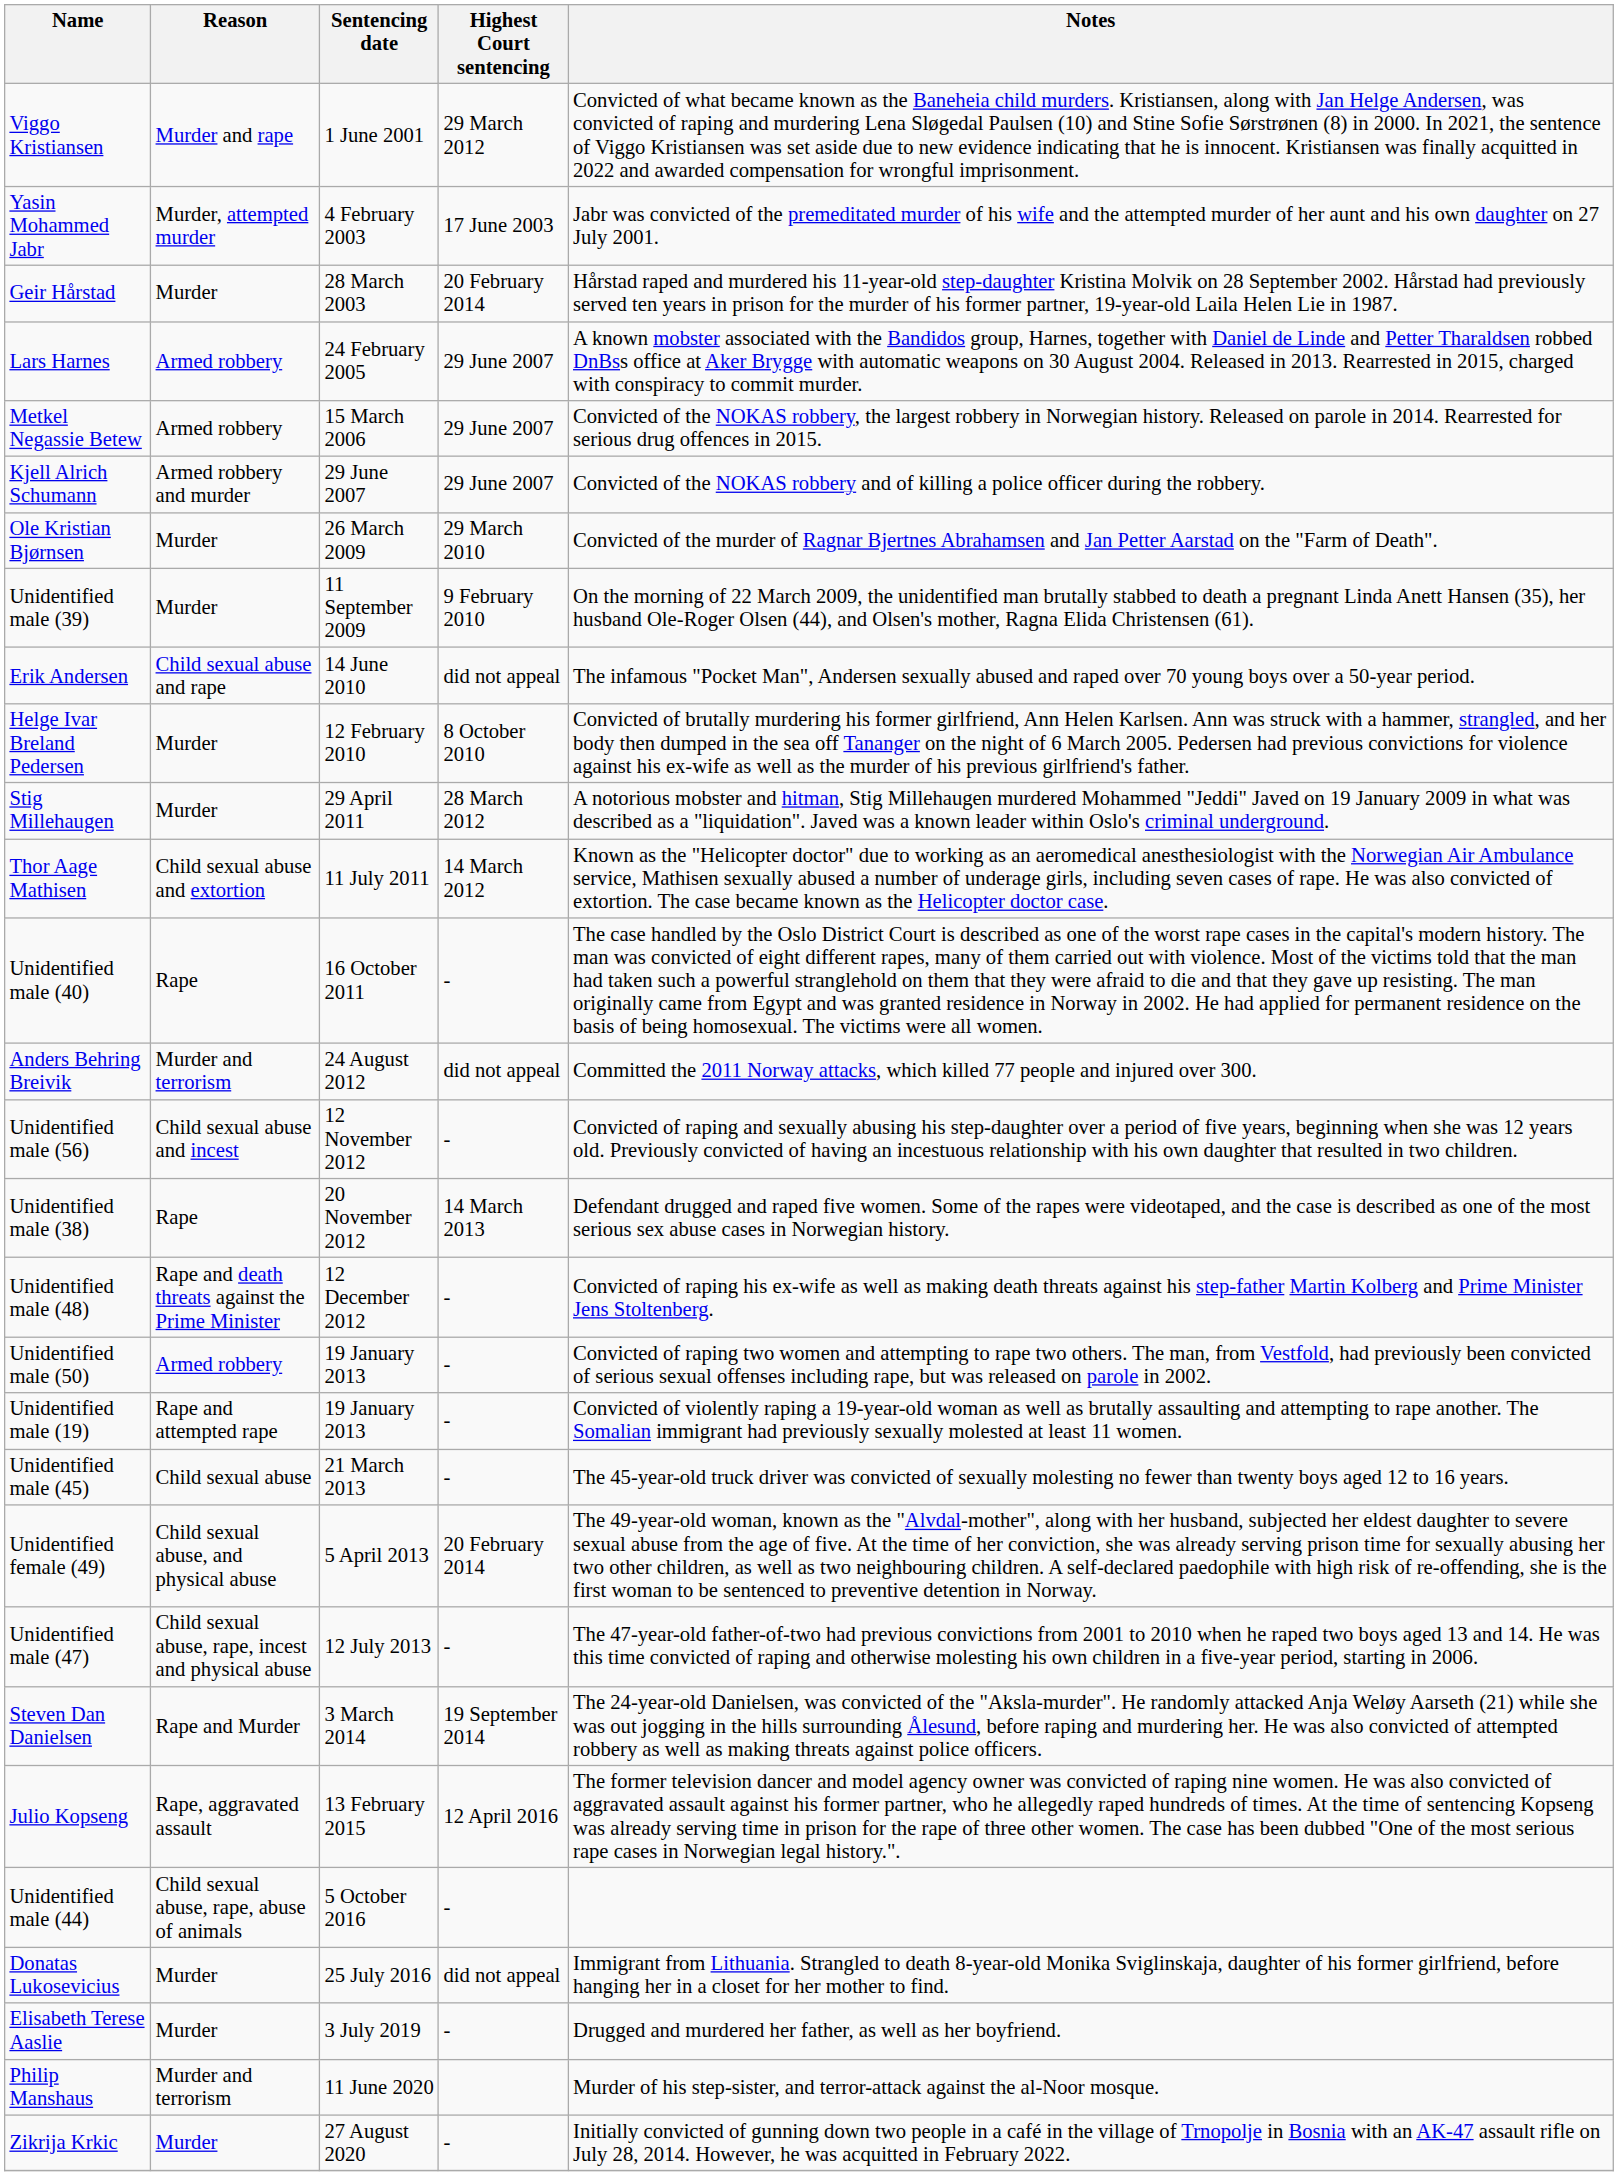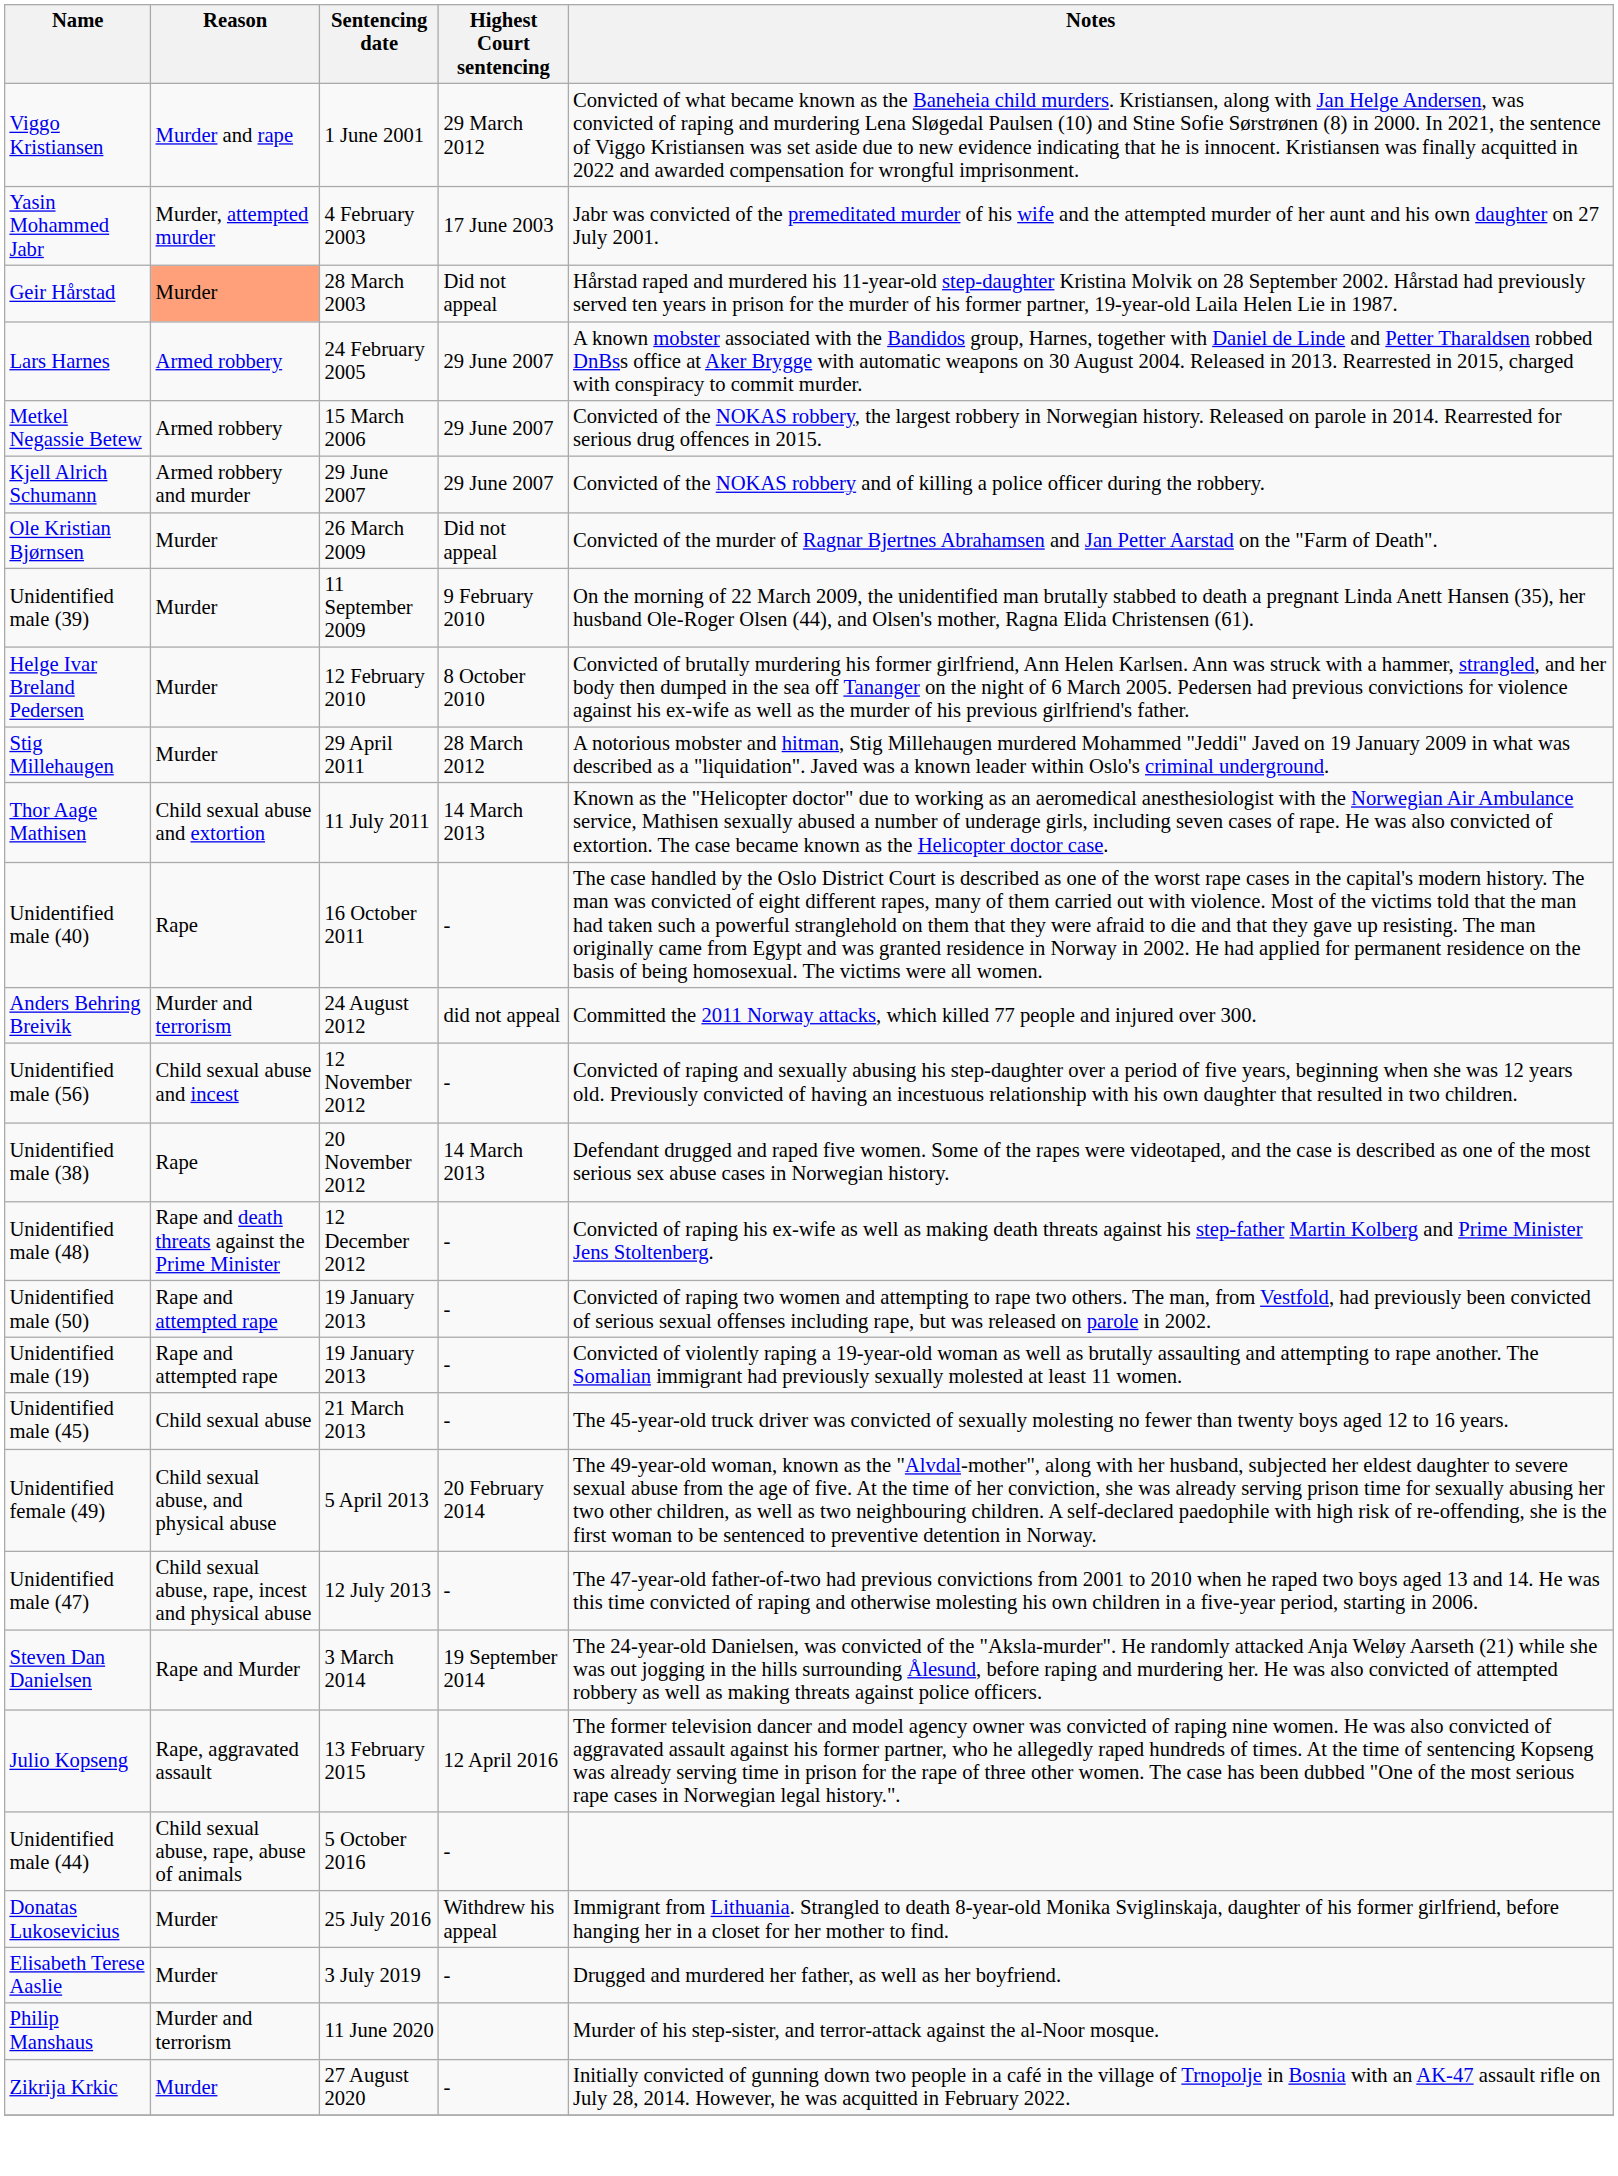(187, 293) no background -> (187, 293) lightsalmon background
(494, 293) 20 February 2014 -> (475, 293) Did not appeal
(483, 540) 29 March 2010 -> (475, 540) Did not appeal
- row: (69, 675)
(483, 878) 14 March 2012 -> (483, 822) 14 March 2013
(219, 1364) Armed robbery -> (217, 1308) Rape and attempted rape
(502, 1974) did not appeal -> (499, 1918) Withdrew his appeal
